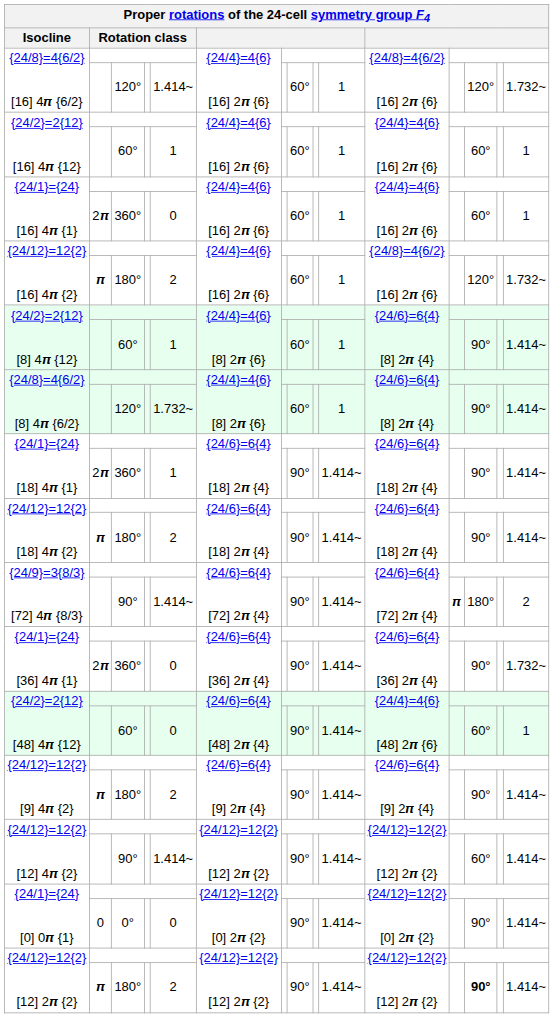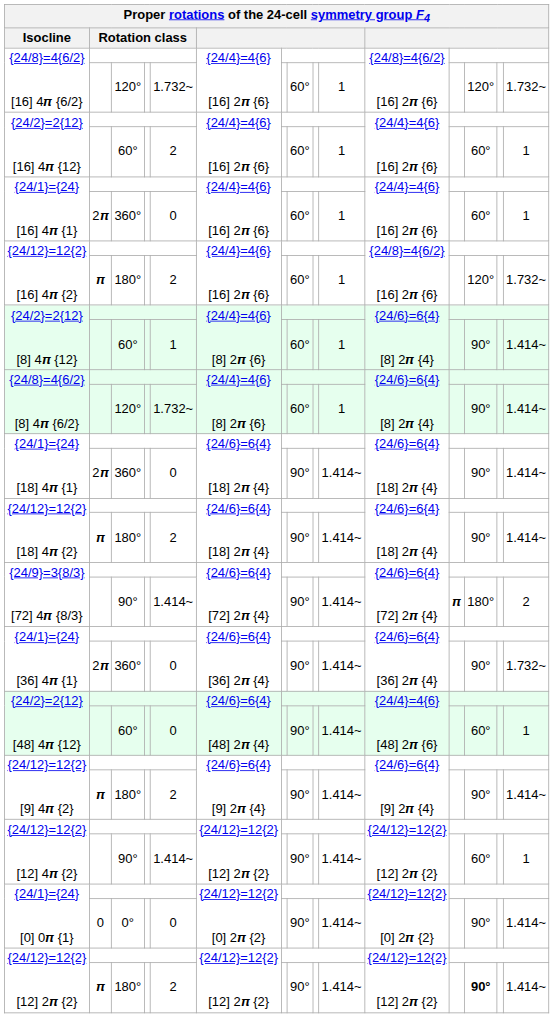(173, 87) 1.414~ -> (173, 87) 1.732~
(173, 151) 1 -> (173, 151) 2
(173, 473) 1 -> (173, 473) 0
(526, 859) 1.414~ -> (526, 859) 1
